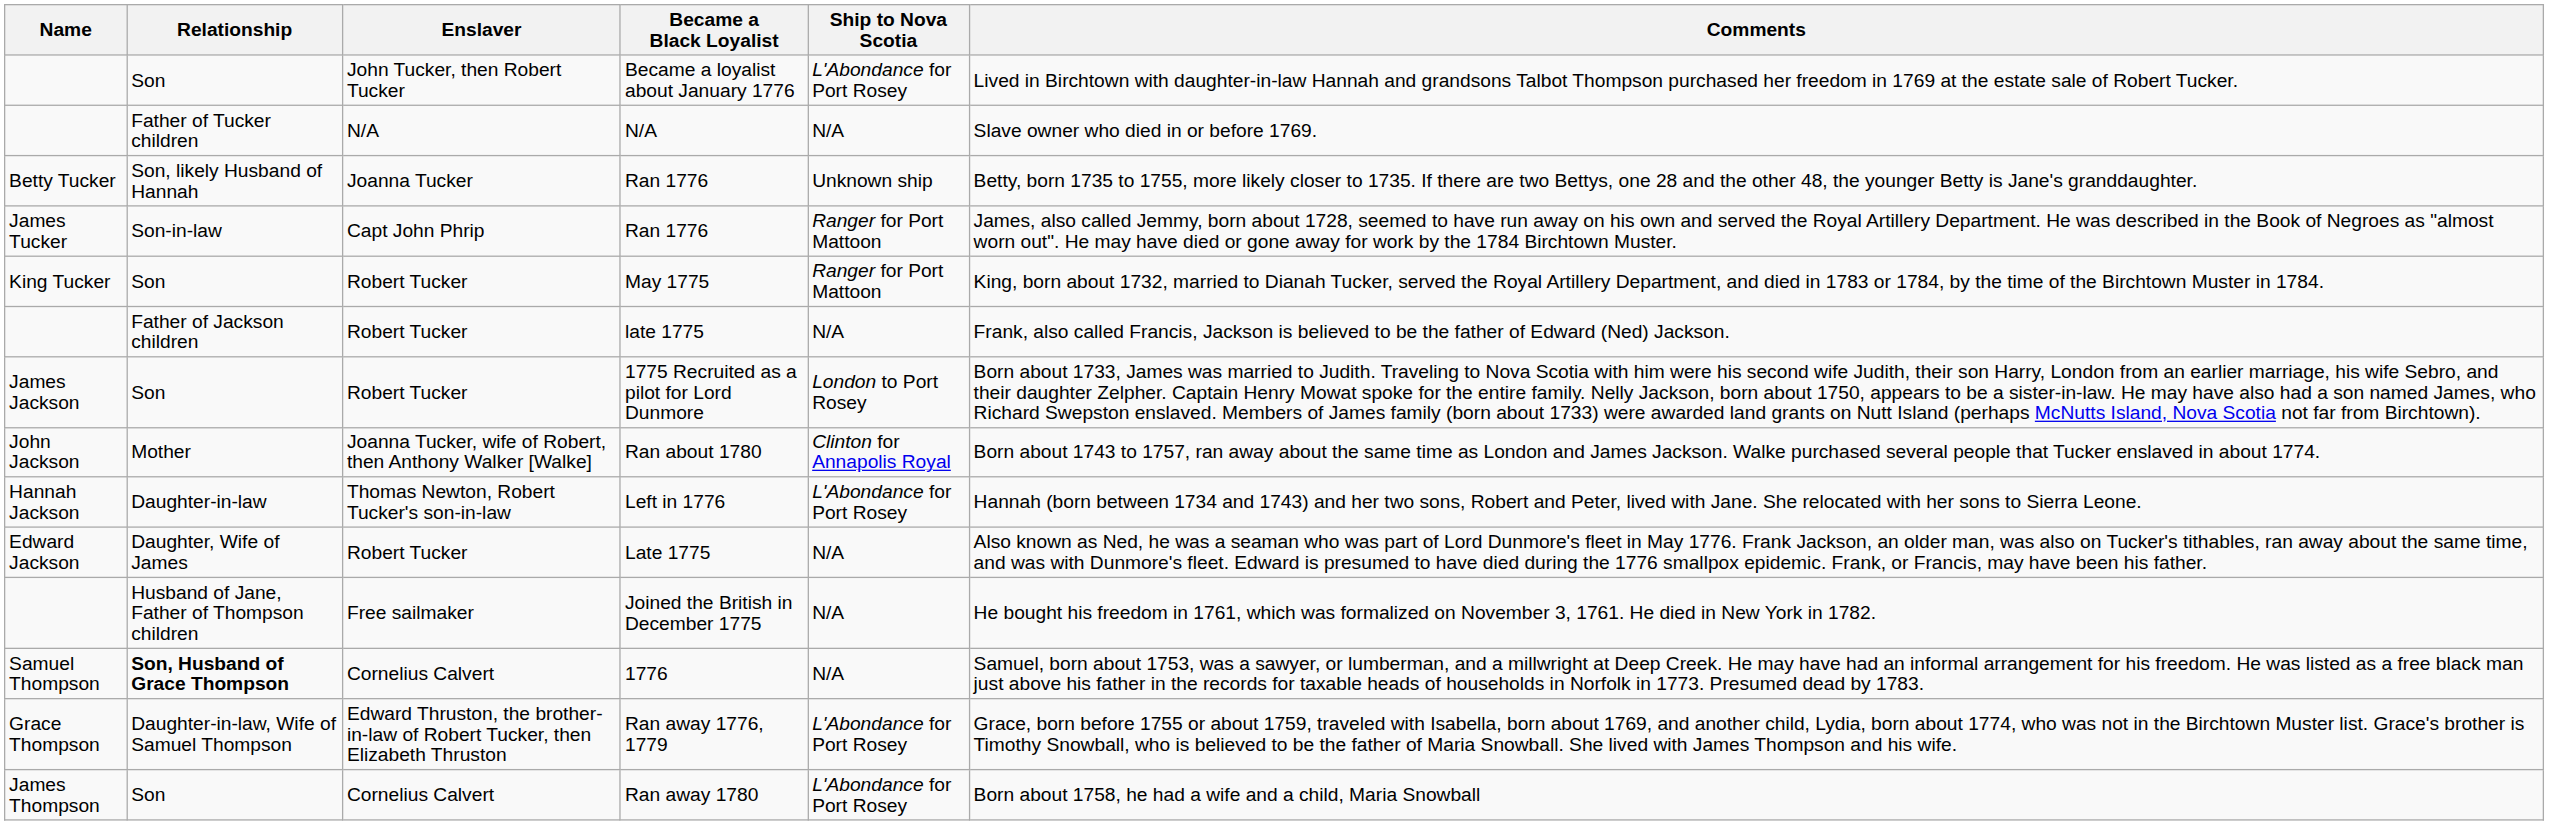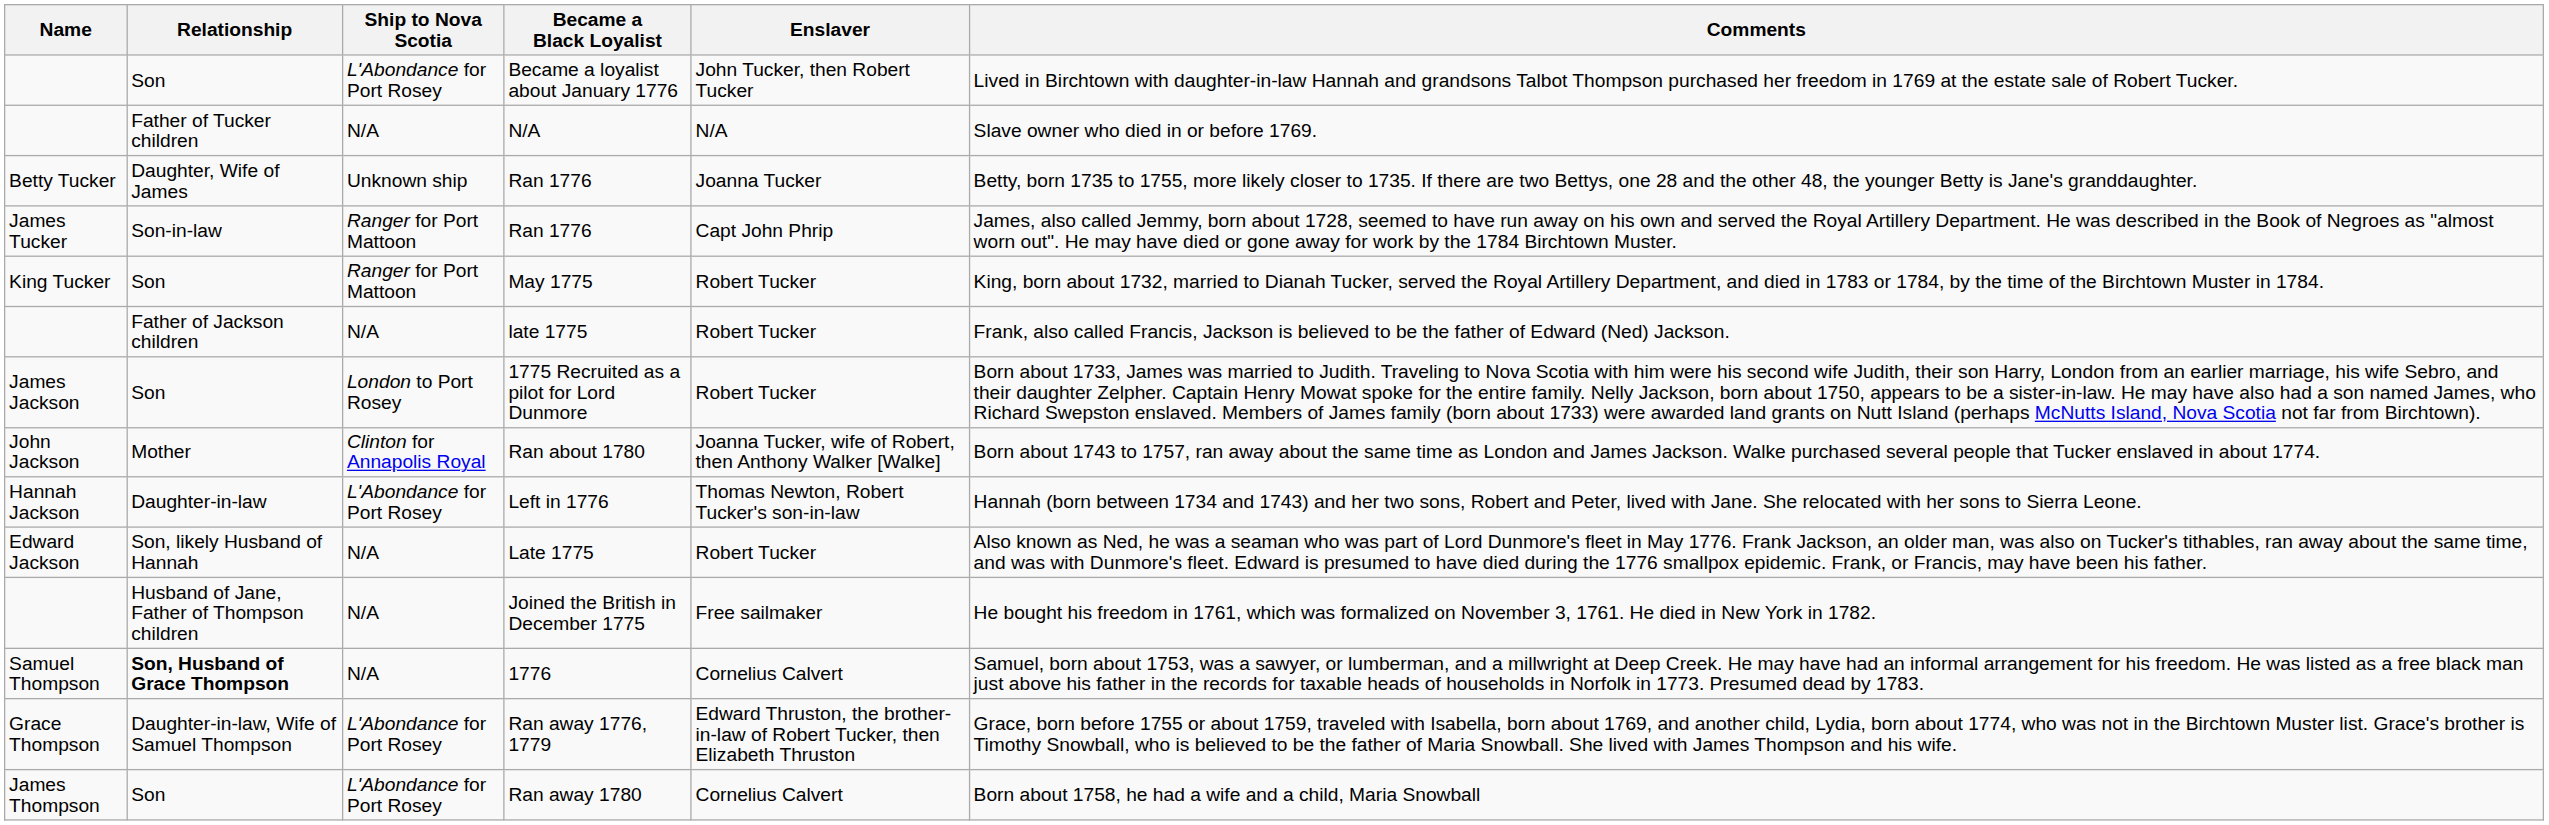columns swapped: (481, 30) <-> (888, 30)
(227, 180) Son, likely Husband of Hannah -> (205, 180) Daughter, Wife of James
(205, 553) Daughter, Wife of James -> (227, 553) Son, likely Husband of Hannah
